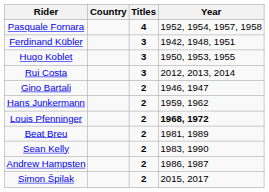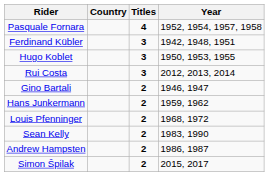(184, 118) bold -> (184, 118) normal
- row: (46, 133)
